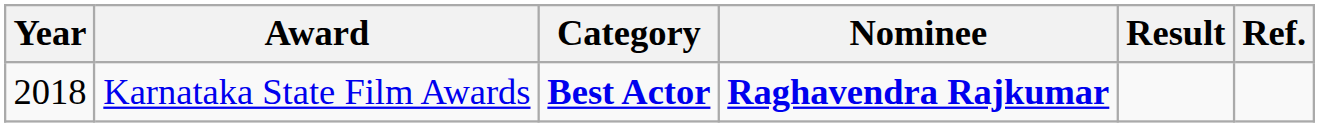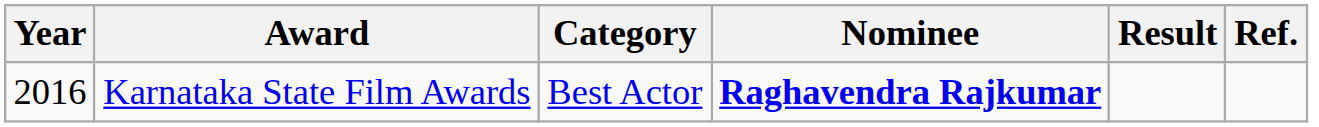(50, 91) 2018 -> (50, 91) 2016
(629, 91) bold -> (625, 91) normal
